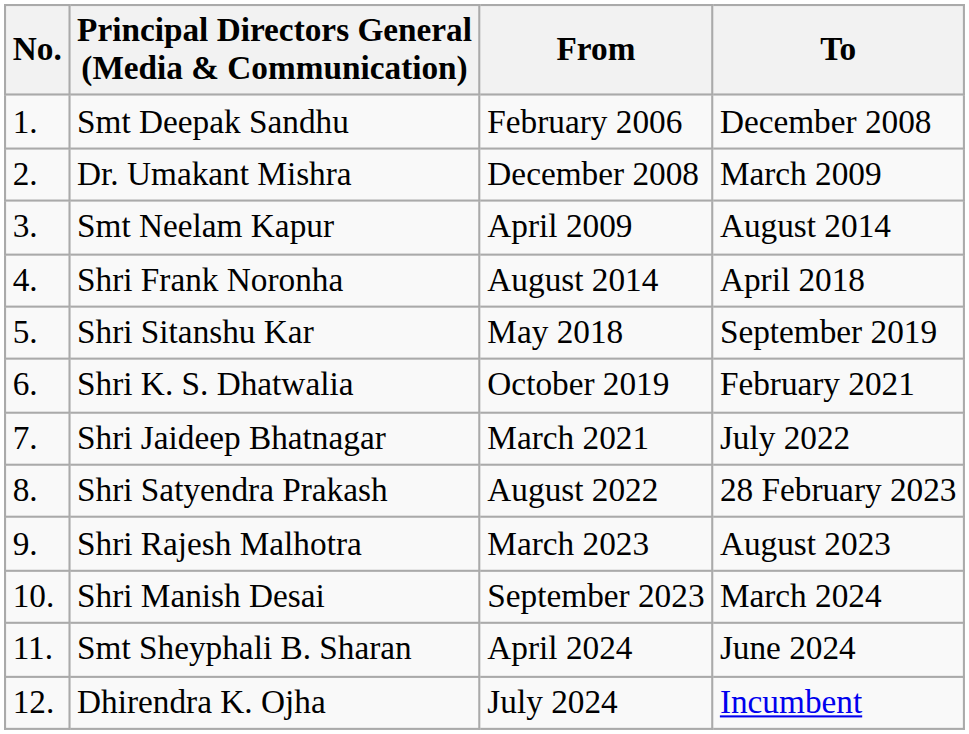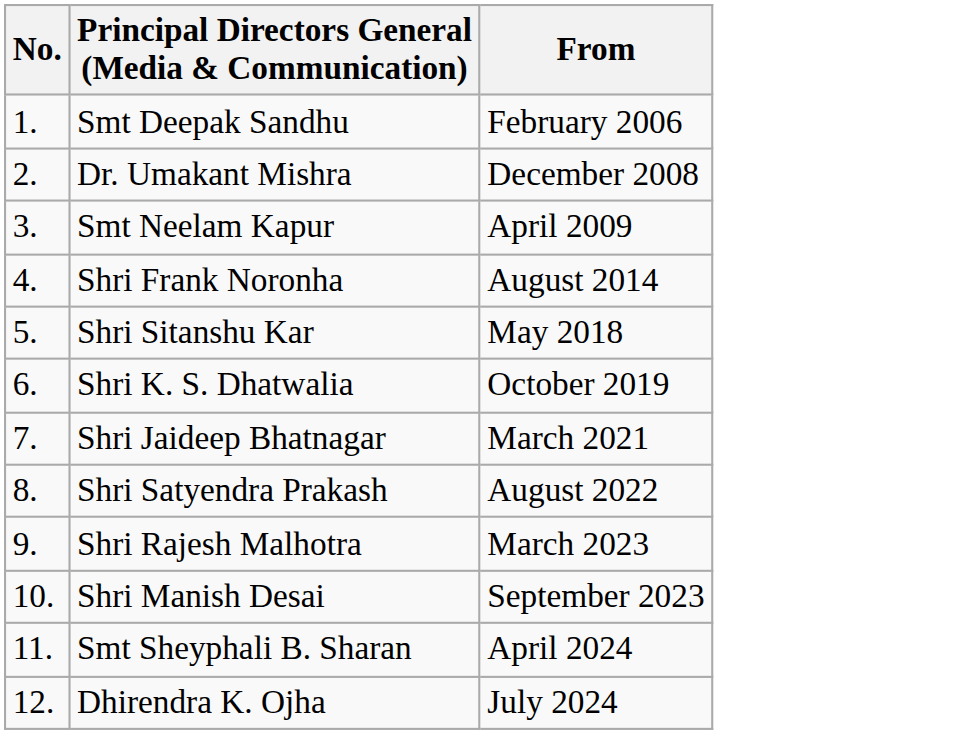- column: (838, 49)
